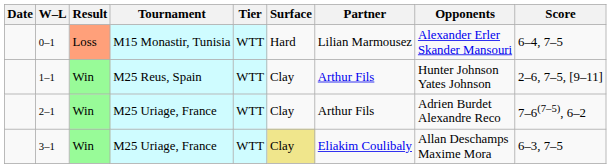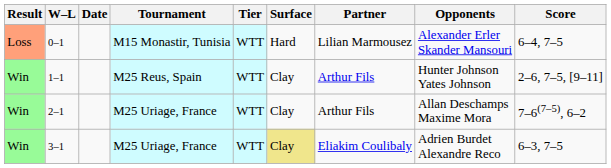columns swapped: (90, 14) <-> (20, 14)
(459, 111) Adrien Burdet Alexandre Reco -> (463, 111) Allan Deschamps Maxime Mora
(463, 146) Allan Deschamps Maxime Mora -> (459, 146) Adrien Burdet Alexandre Reco
